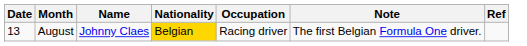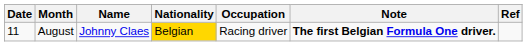(14, 31) 13 -> (13, 31) 11
(387, 31) normal -> (394, 31) bold
